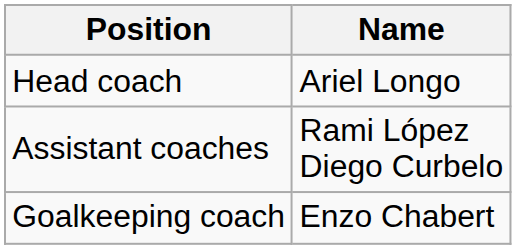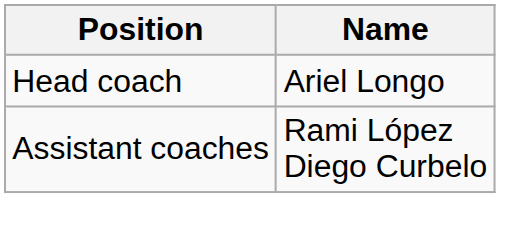- row: (149, 217)
